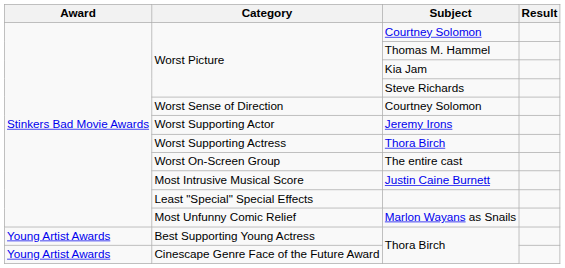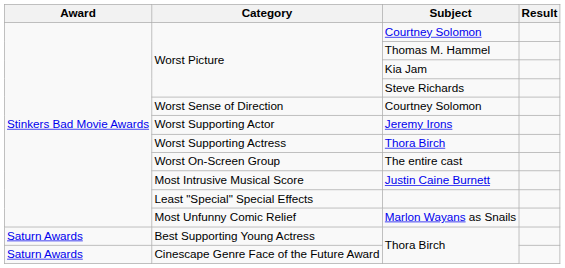(59, 236) Young Artist Awards -> (45, 236) Saturn Awards
(59, 254) Young Artist Awards -> (45, 254) Saturn Awards
